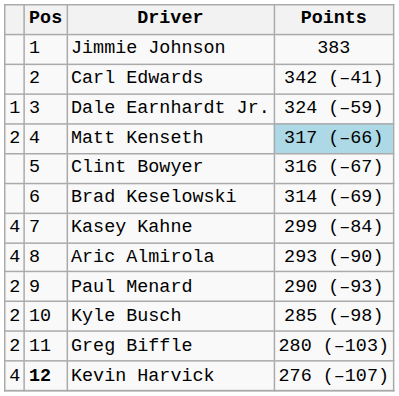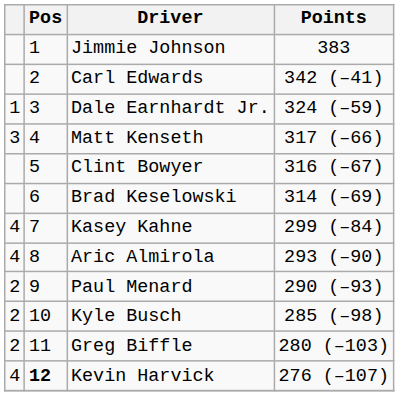(15, 139) 2 -> (15, 139) 3
(334, 139) lightblue background -> (334, 139) no background
